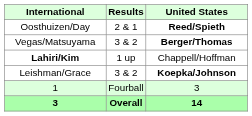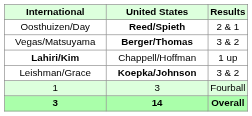columns swapped: (126, 12) <-> (197, 12)
